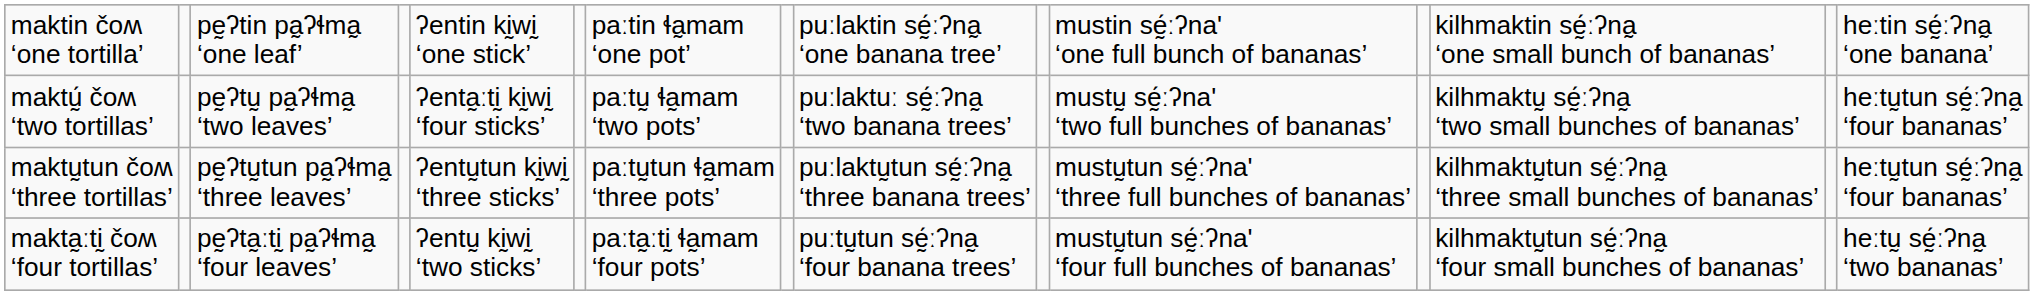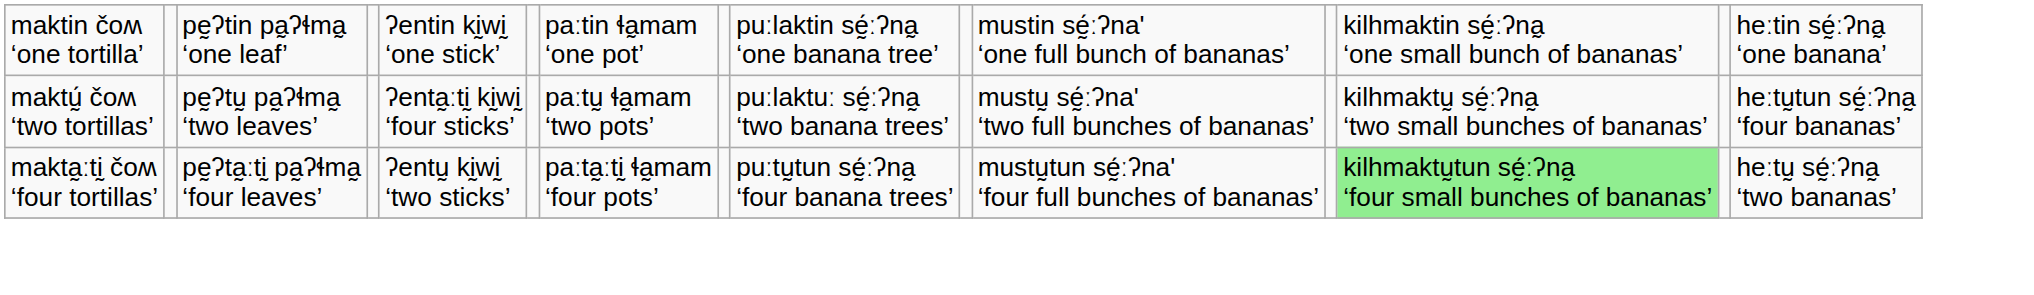- row: (92, 182)
(1620, 253) no background -> (1528, 182) lightgreen background
